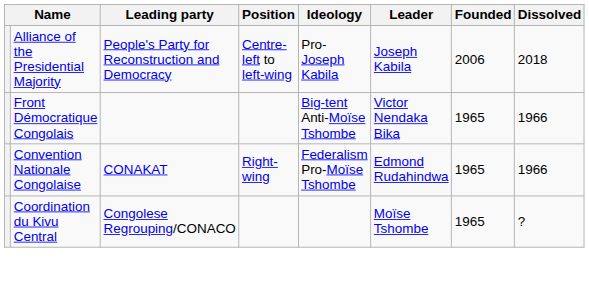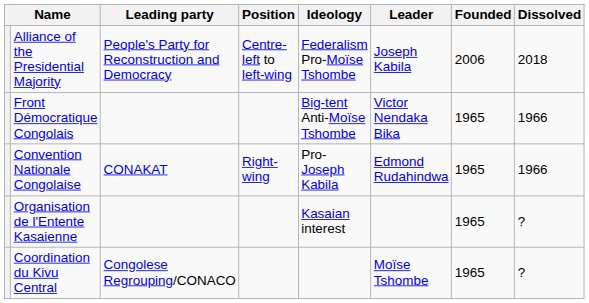(323, 59) Pro-Joseph Kabila -> (334, 59) Federalism Pro-Moïse Tshombe
(334, 169) Federalism Pro-Moïse Tshombe -> (323, 169) Pro-Joseph Kabila
+ row: (52, 221)
